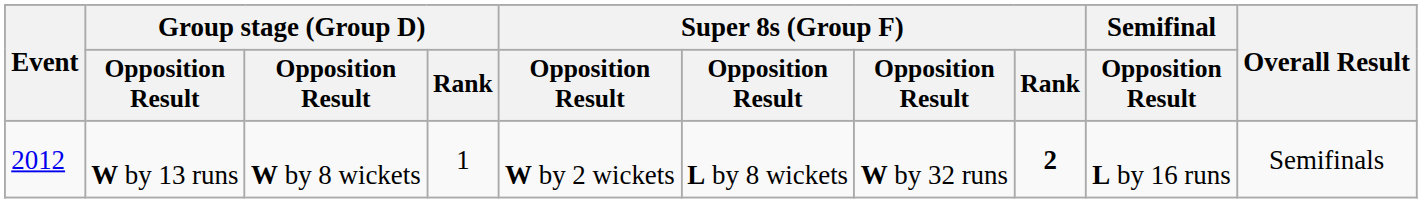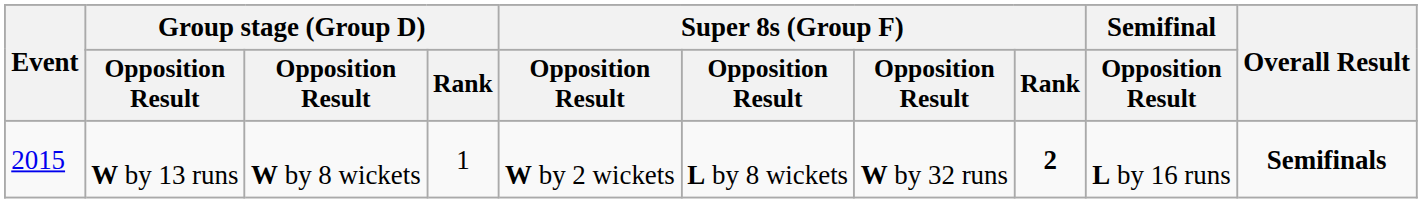(38, 159) 2012 -> (38, 159) 2015
(1327, 159) normal -> (1327, 159) bold
